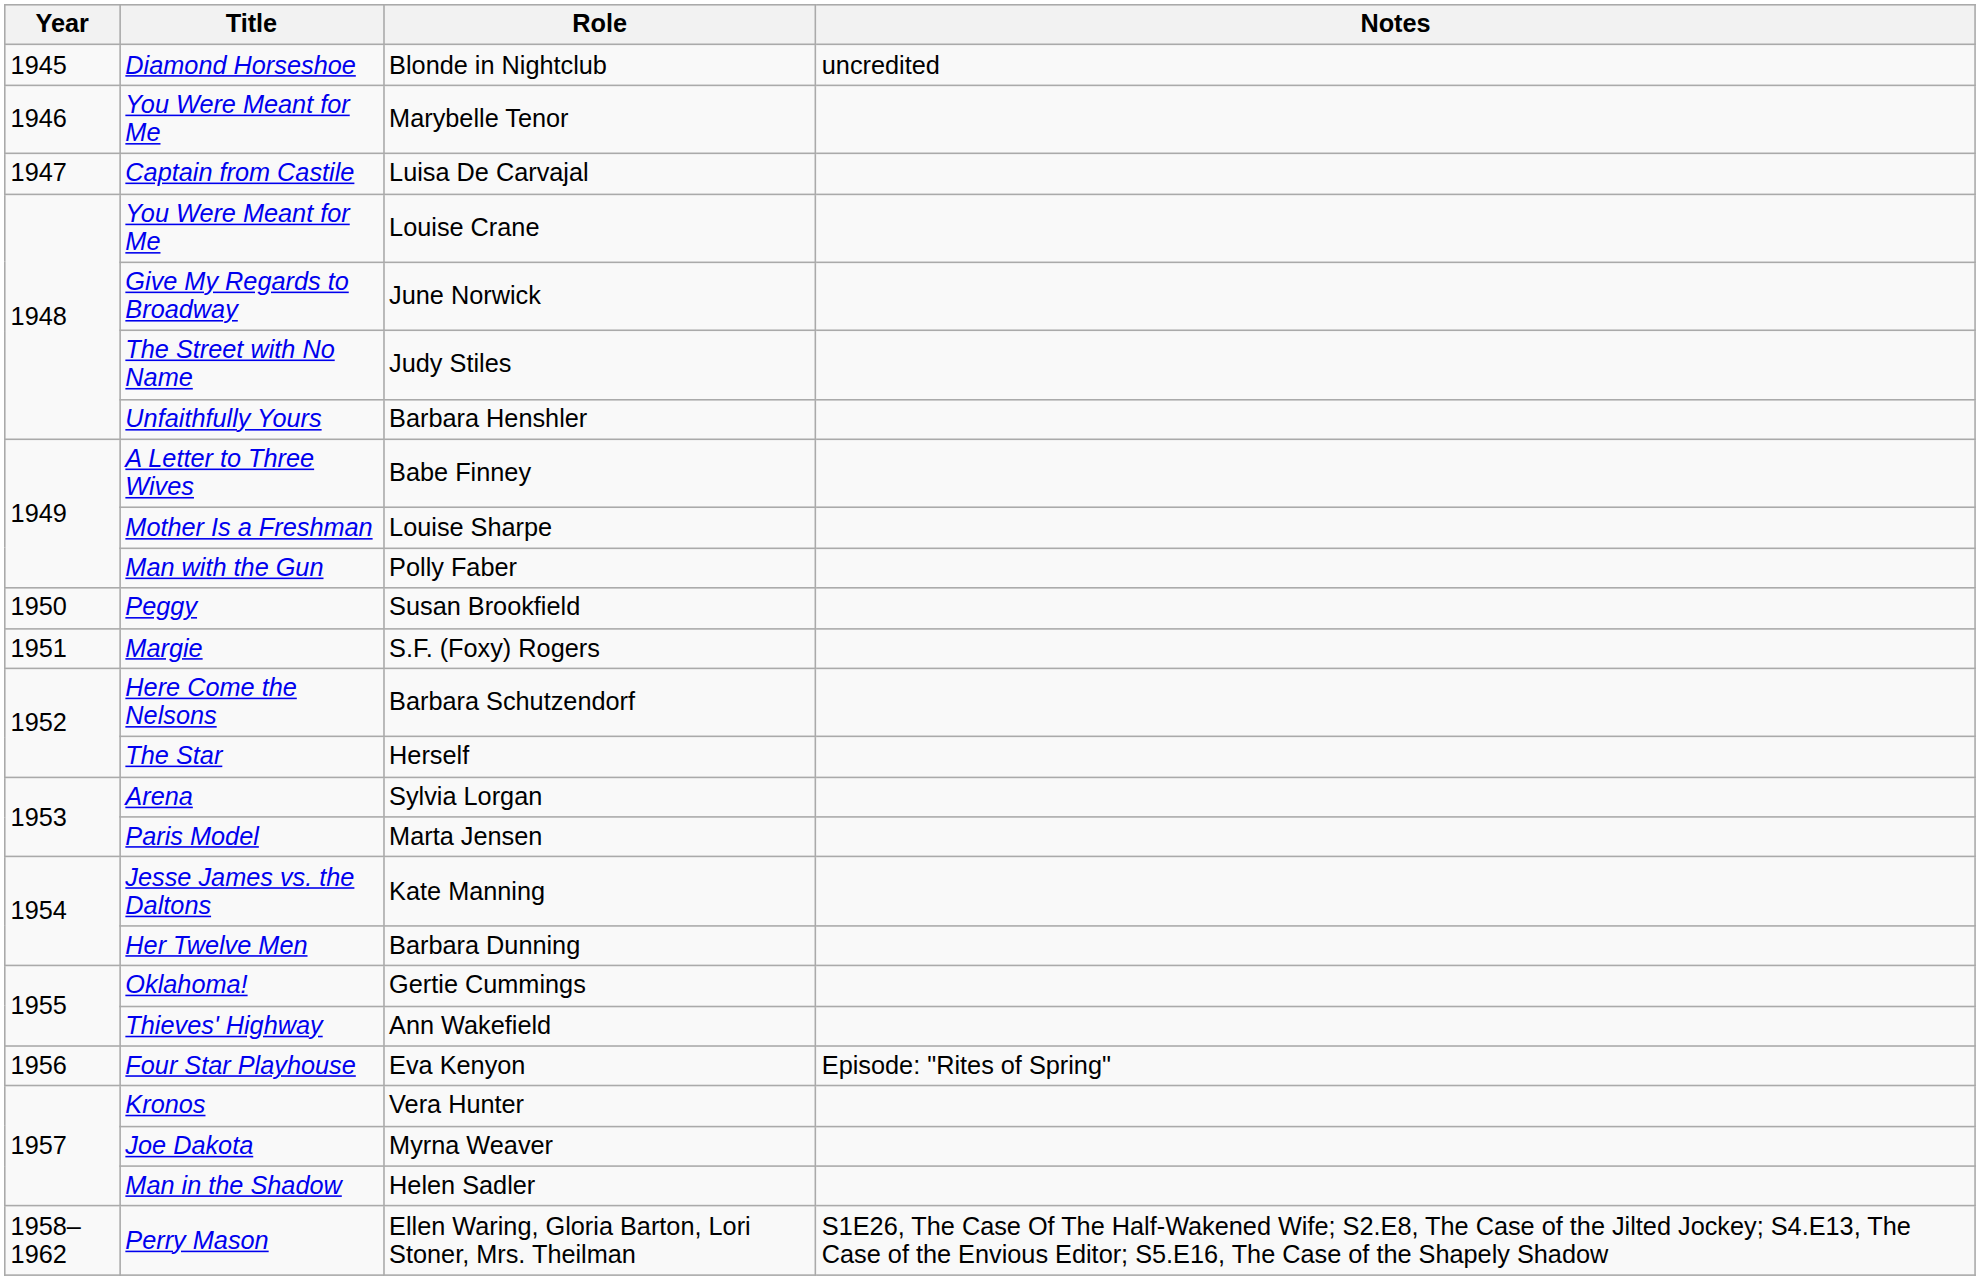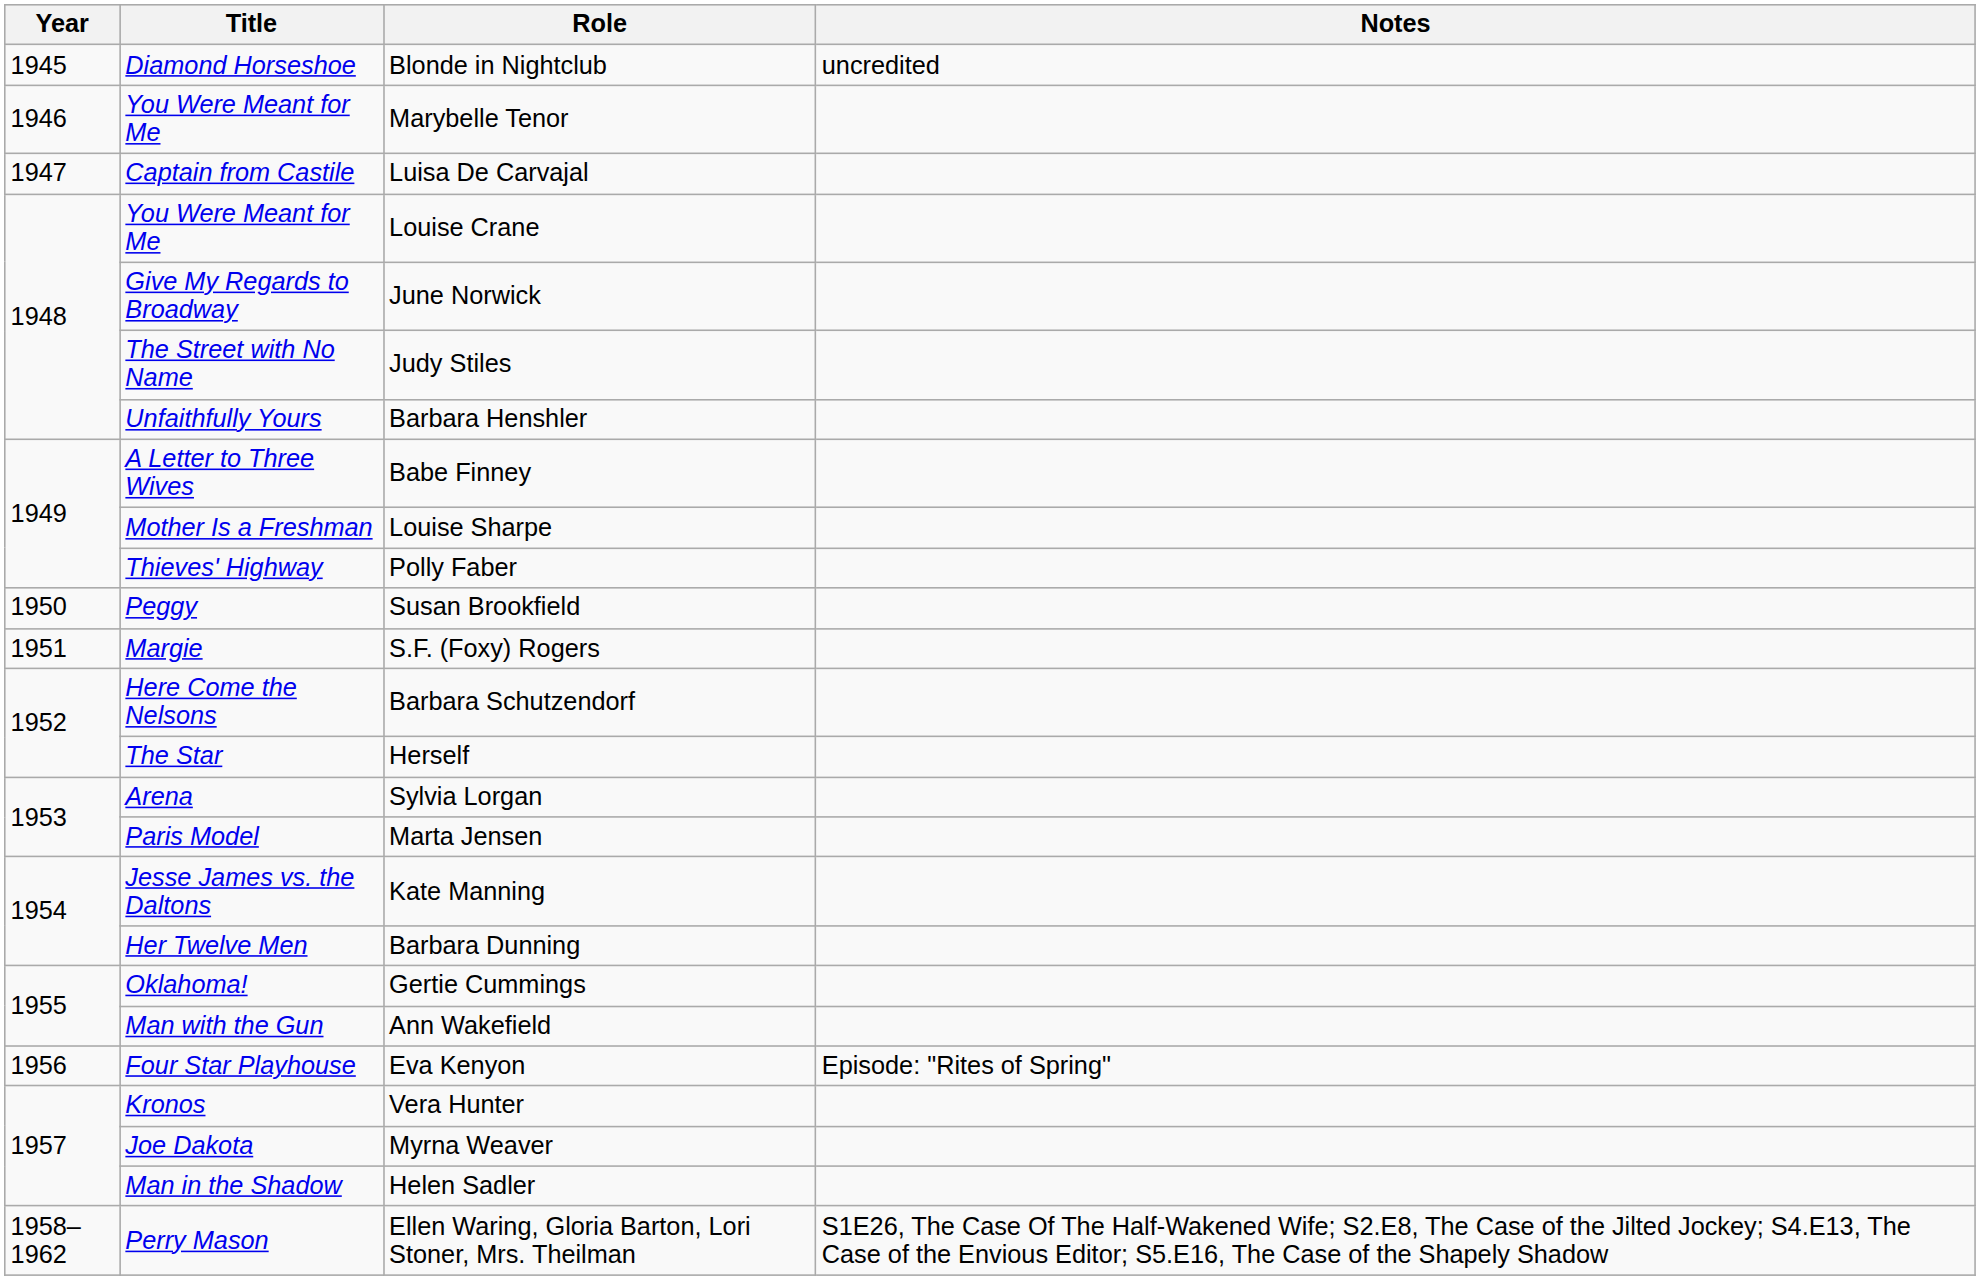(224, 567) Man with the Gun -> (224, 567) Thieves' Highway
(224, 1025) Thieves' Highway -> (224, 1025) Man with the Gun
